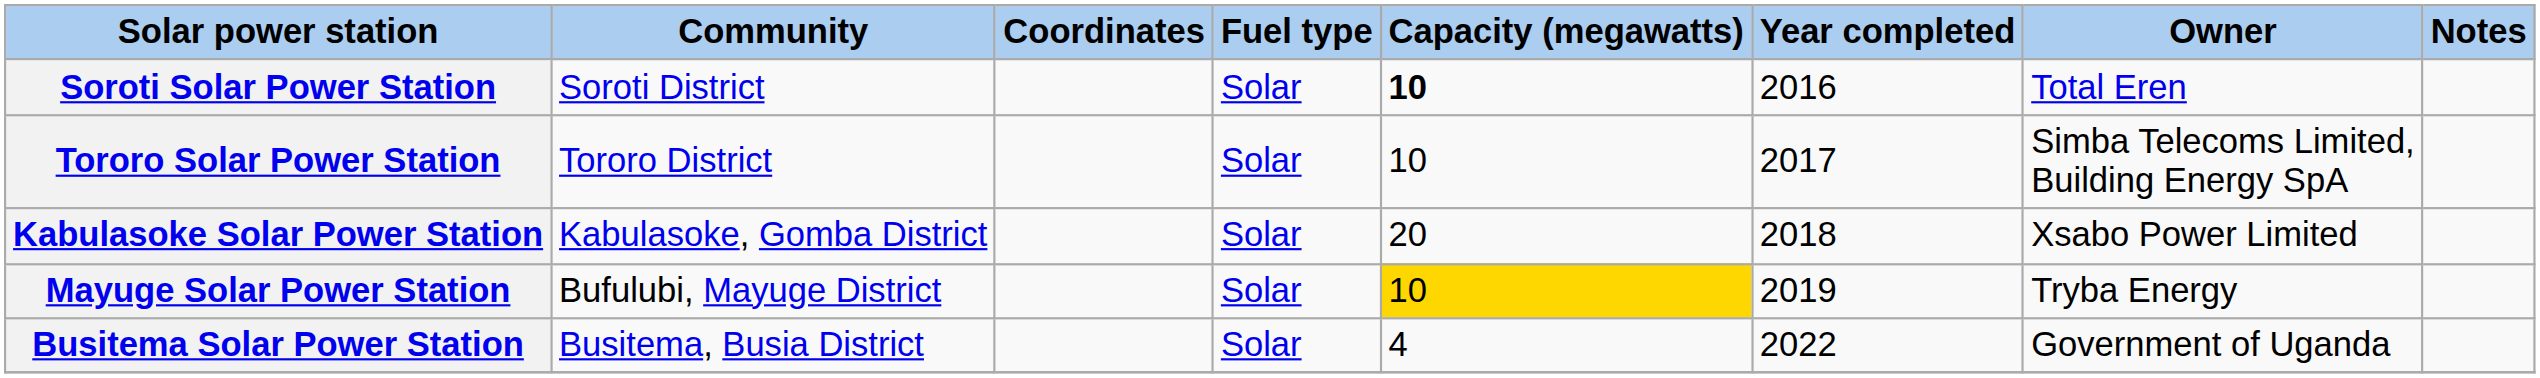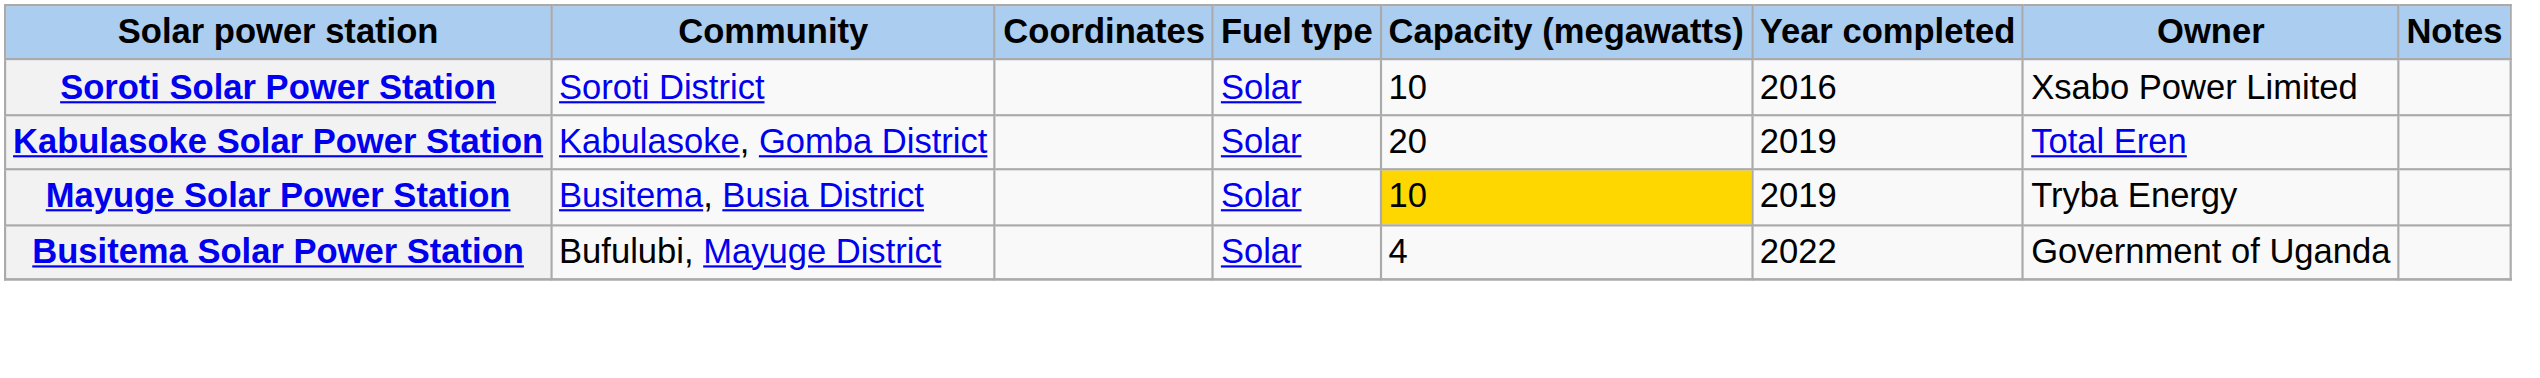(1408, 86) bold -> (1408, 86) normal
(2109, 86) Total Eren -> (2194, 86) Xsabo Power Limited
- row: (278, 160)
(1798, 235) 2018 -> (1798, 141) 2019
(2194, 235) Xsabo Power Limited -> (2109, 141) Total Eren
(750, 290) Bufulubi, Mayuge District -> (742, 196) Busitema, Busia District
(742, 344) Busitema, Busia District -> (750, 251) Bufulubi, Mayuge District
